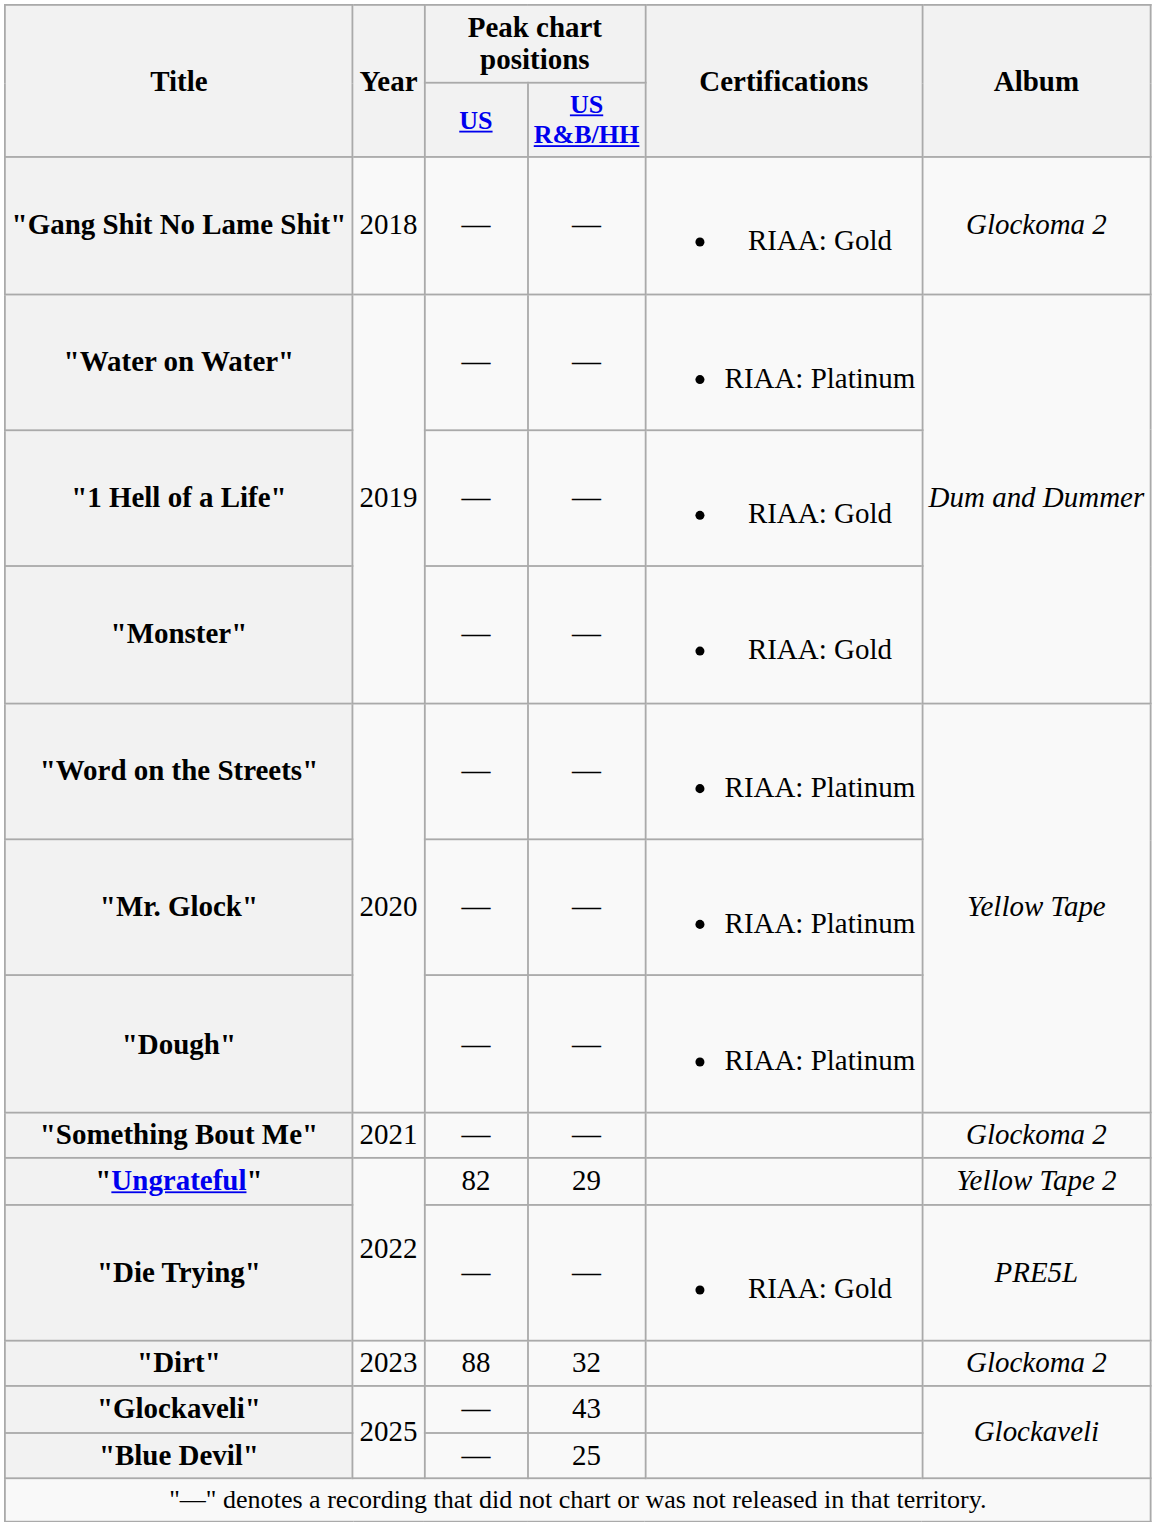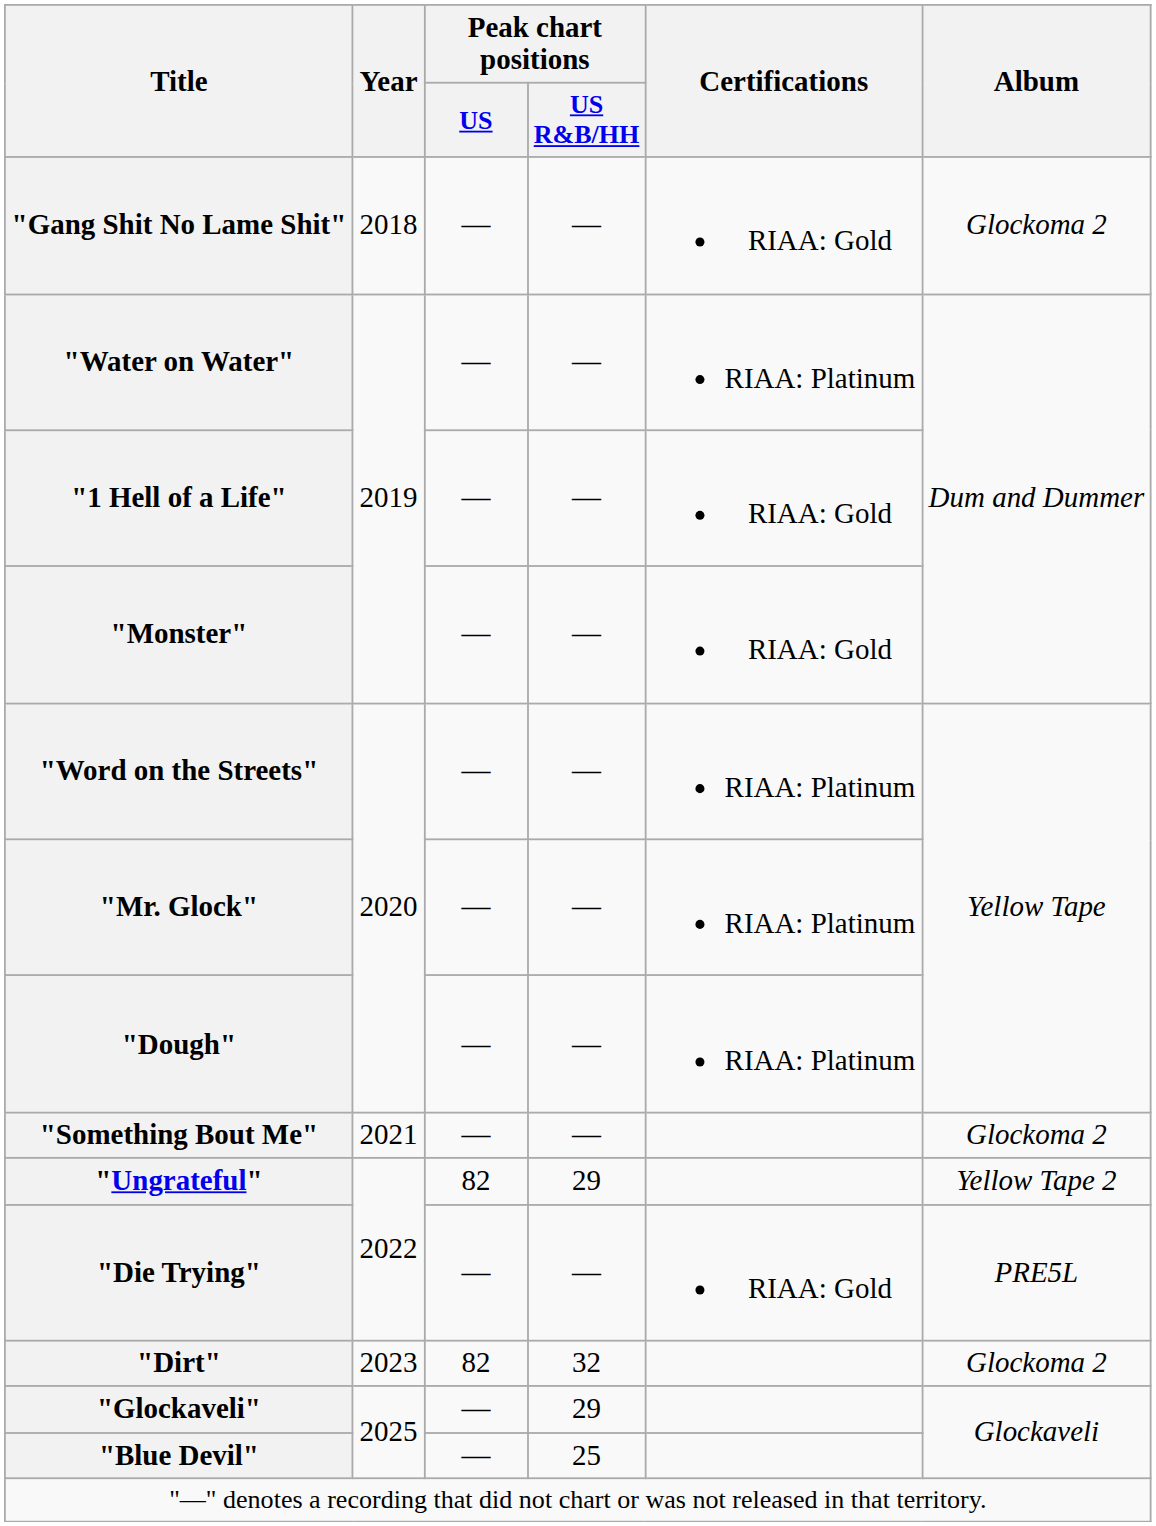(476, 1363) 88 -> (476, 1363) 82
(587, 1408) 43 -> (587, 1408) 29
